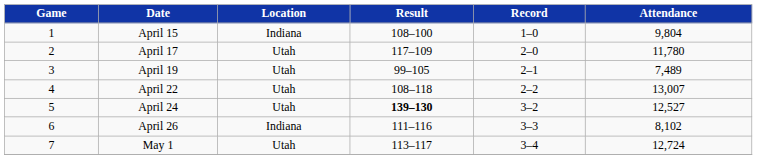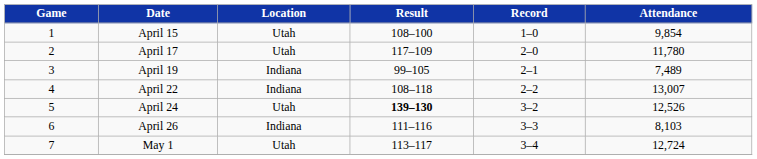(284, 32) Indiana -> (284, 32) Utah
(668, 32) 9,804 -> (668, 32) 9,854
(284, 70) Utah -> (284, 70) Indiana
(284, 88) Utah -> (284, 88) Indiana
(668, 107) 12,527 -> (668, 107) 12,526
(668, 126) 8,102 -> (668, 126) 8,103
